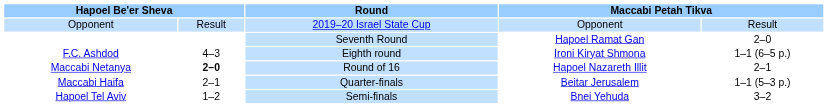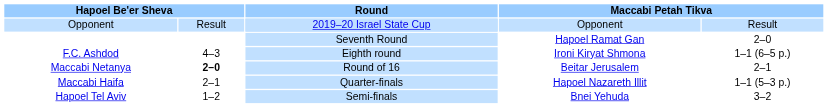(600, 68) Hapoel Nazareth Illit -> (600, 68) Beitar Jerusalem
(600, 82) Beitar Jerusalem -> (600, 82) Hapoel Nazareth Illit
